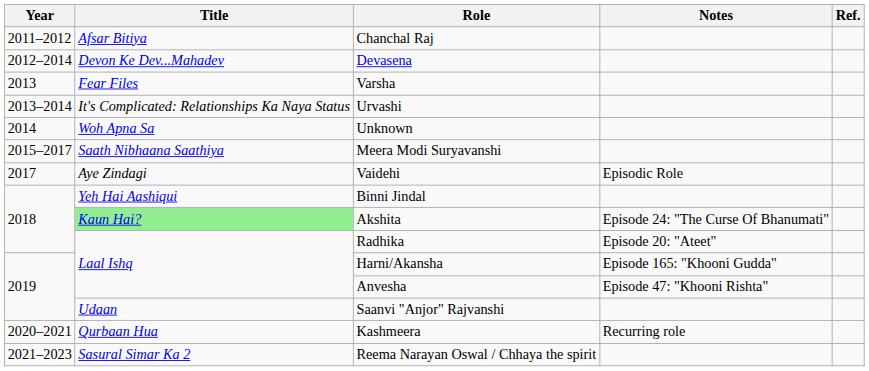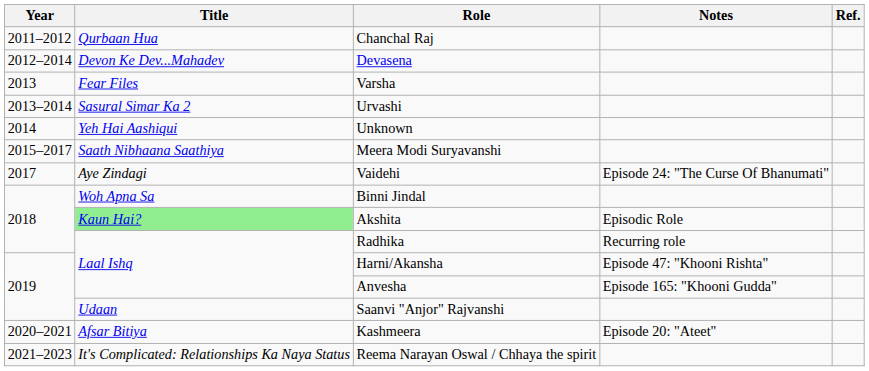(113, 38) Afsar Bitiya -> (118, 38) Qurbaan Hua
(214, 106) It's Complicated: Relationships Ka Naya Status -> (134, 106) Sasural Simar Ka 2
(116, 128) Woh Apna Sa -> (128, 128) Yeh Hai Aashiqui
(643, 173) Episodic Role -> (716, 173) Episode 24: "The Curse Of Bhanumati"
(128, 196) Yeh Hai Aashiqui -> (116, 196) Woh Apna Sa
(716, 219) Episode 24: "The Curse Of Bhanumati" -> (643, 219) Episodic Role
(660, 241) Episode 20: "Ateet" -> (644, 241) Recurring role
(690, 264) Episode 165: "Khooni Gudda" -> (685, 264) Episode 47: "Khooni Rishta"
(685, 286) Episode 47: "Khooni Rishta" -> (690, 286) Episode 165: "Khooni Gudda"
(118, 331) Qurbaan Hua -> (113, 331) Afsar Bitiya
(644, 331) Recurring role -> (660, 331) Episode 20: "Ateet"
(134, 354) Sasural Simar Ka 2 -> (214, 354) It's Complicated: Relationships Ka Naya Status
